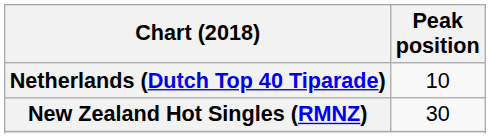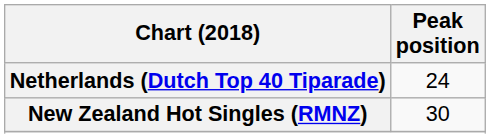(438, 80) 10 -> (438, 80) 24
